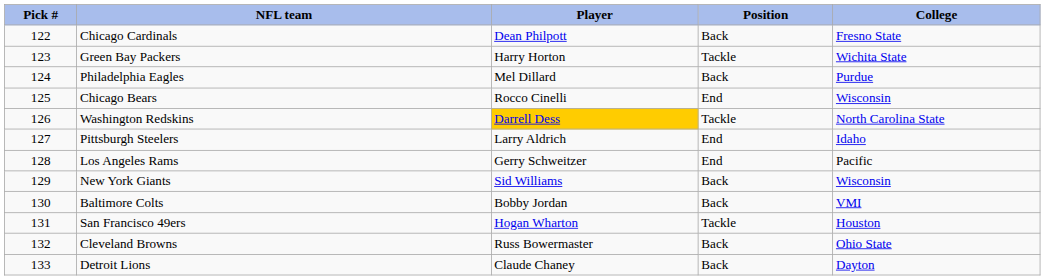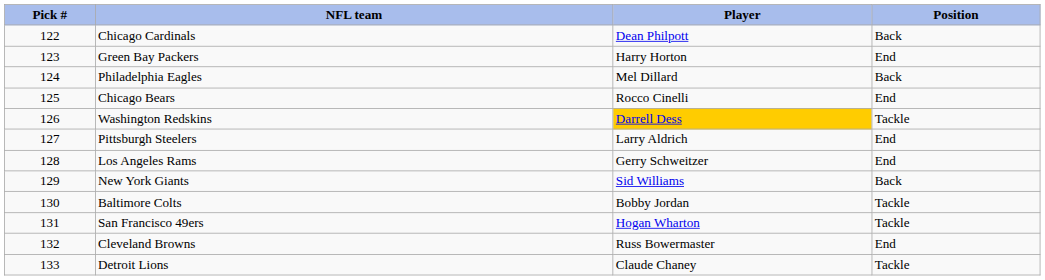- column: (936, 14)
(719, 56) Tackle -> (885, 56) End
(715, 202) Back -> (892, 202) Tackle
(715, 243) Back -> (885, 243) End
(715, 264) Back -> (892, 264) Tackle
